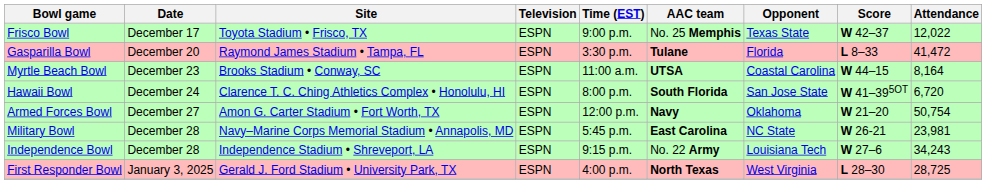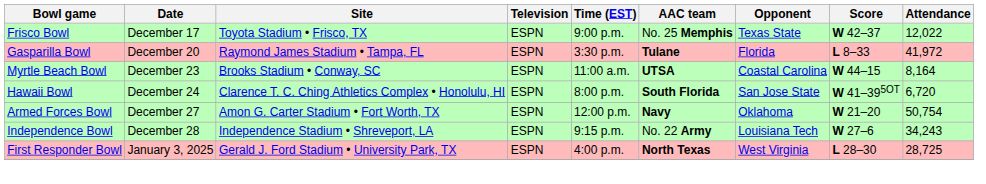(932, 52) 41,472 -> (924, 52) 41,972
- row: (41, 131)
